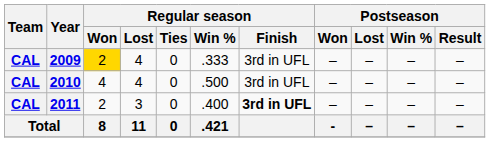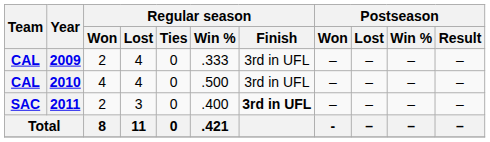(102, 60) gold background -> (102, 60) no background
(25, 104) CAL -> (25, 104) SAC
